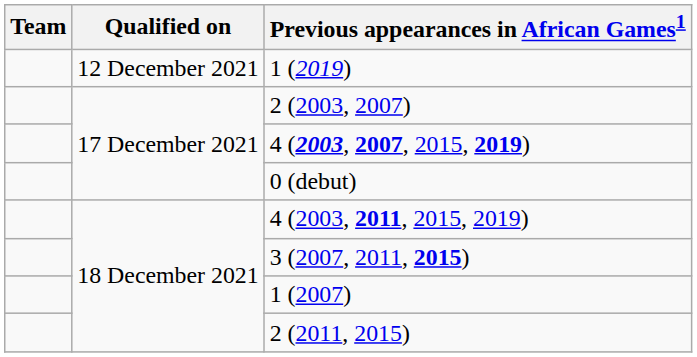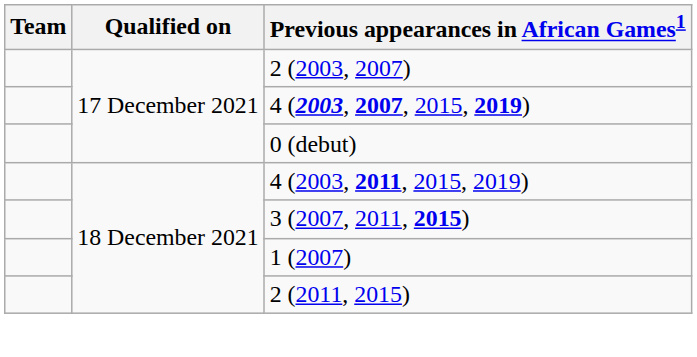- row: (310, 67)
